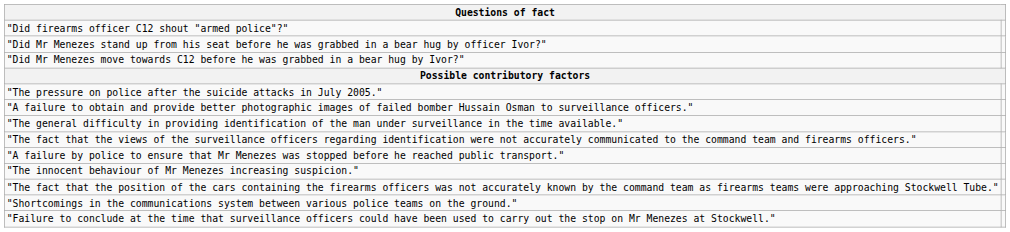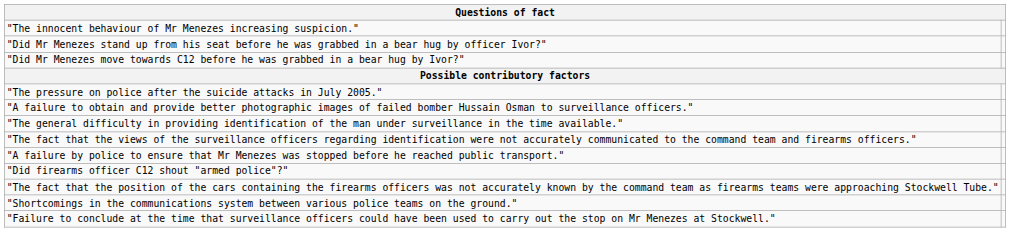rows swapped: (148, 28) <-> (183, 171)
